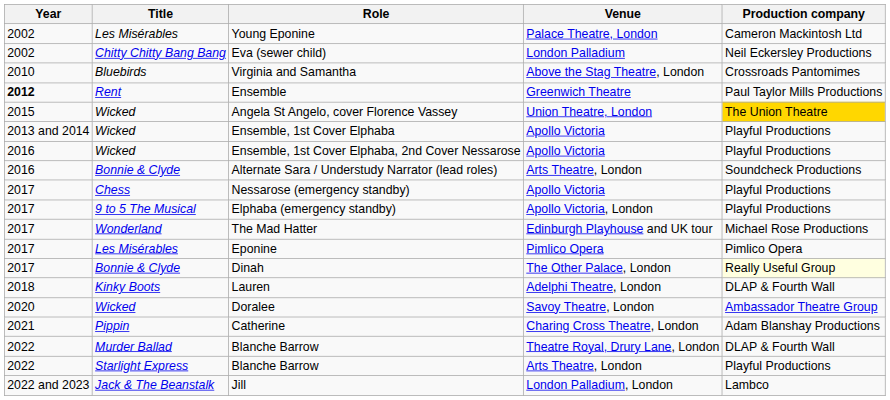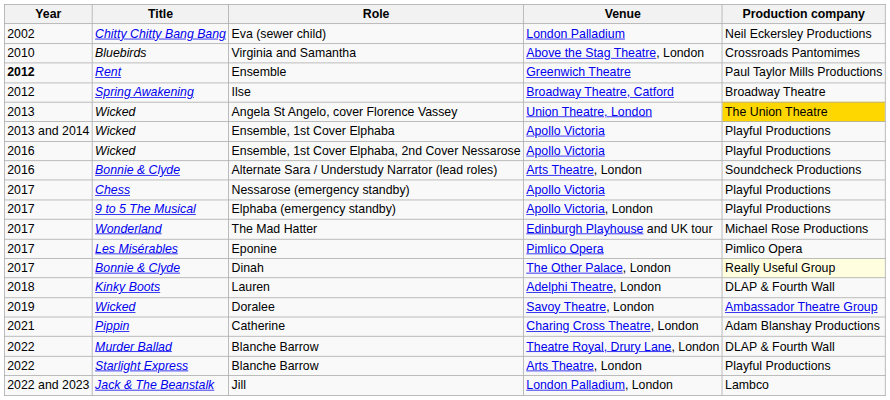- row: (273, 33)
+ row: (241, 92)
(21, 111) 2015 -> (21, 111) 2013
(21, 307) 2020 -> (21, 307) 2019
